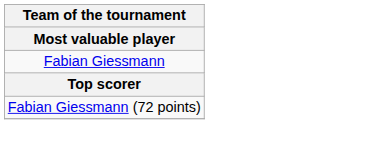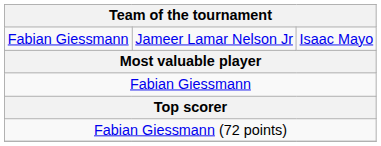+ row: (214, 38)
